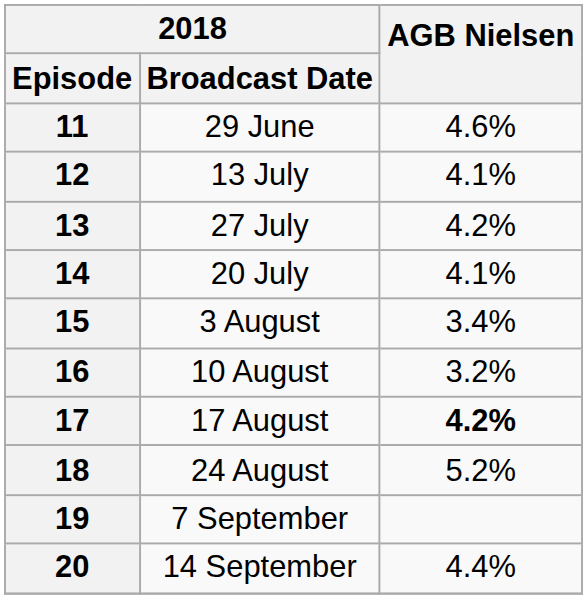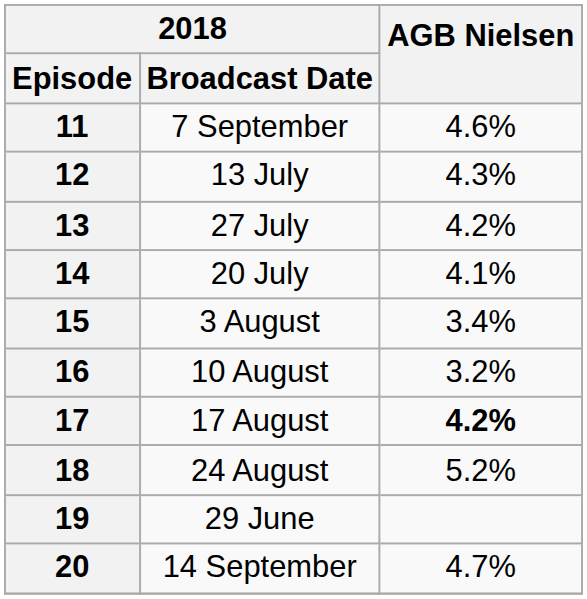(260, 126) 29 June -> (260, 126) 7 September
(481, 175) 4.1% -> (481, 175) 4.3%
(260, 518) 7 September -> (260, 518) 29 June
(481, 567) 4.4% -> (481, 567) 4.7%
